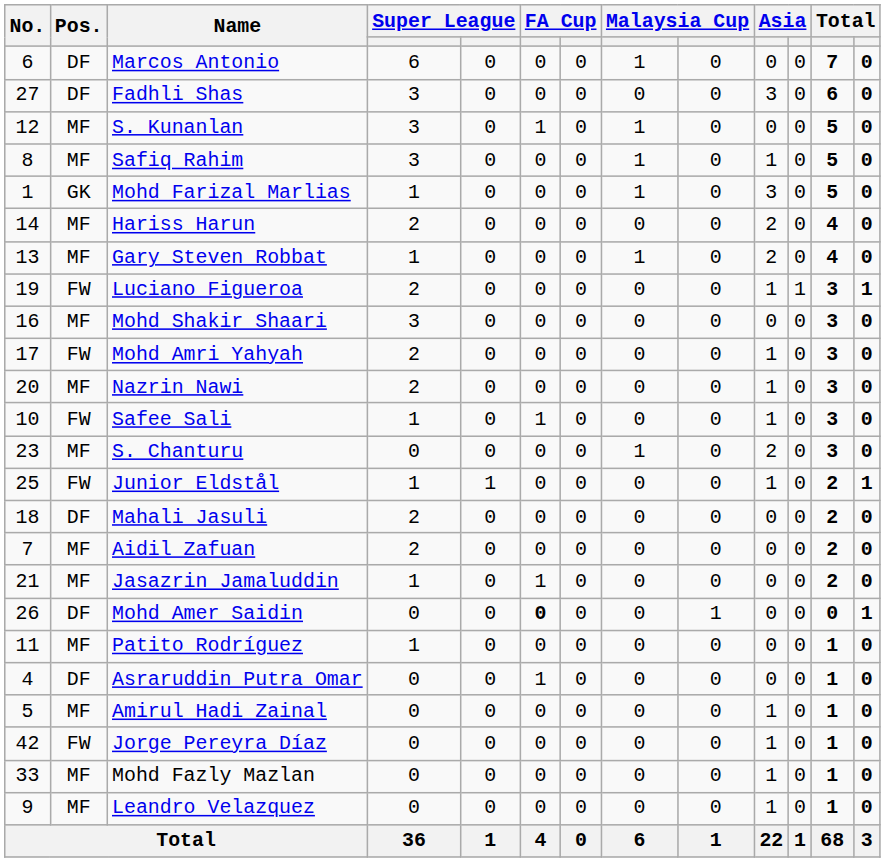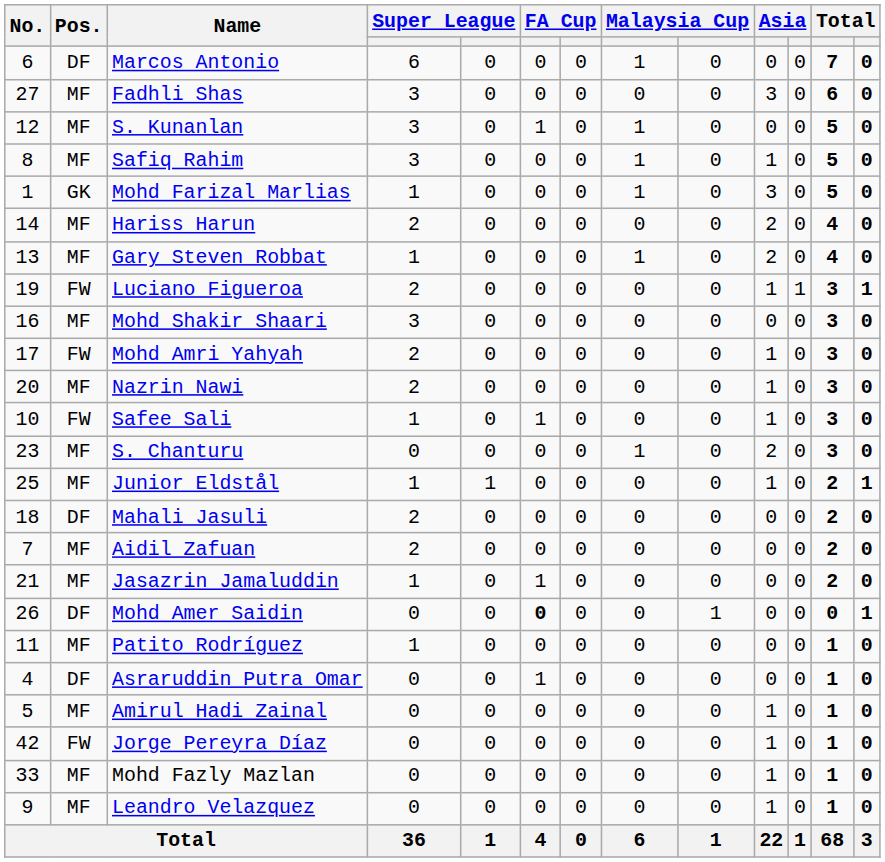(79, 95) DF -> (79, 95) MF
(79, 484) FW -> (79, 484) MF
